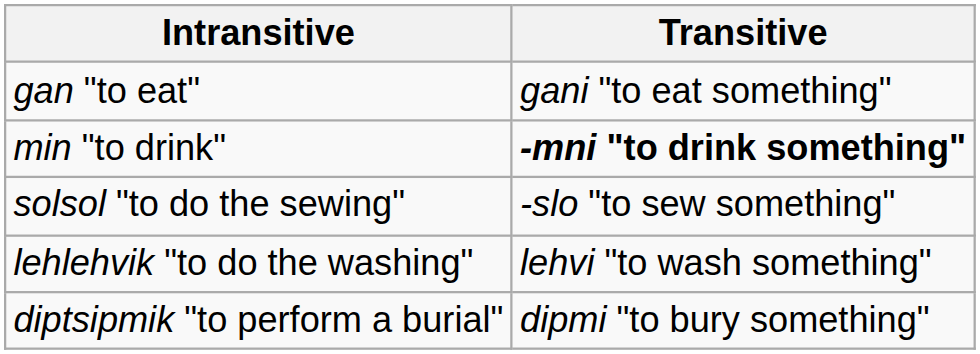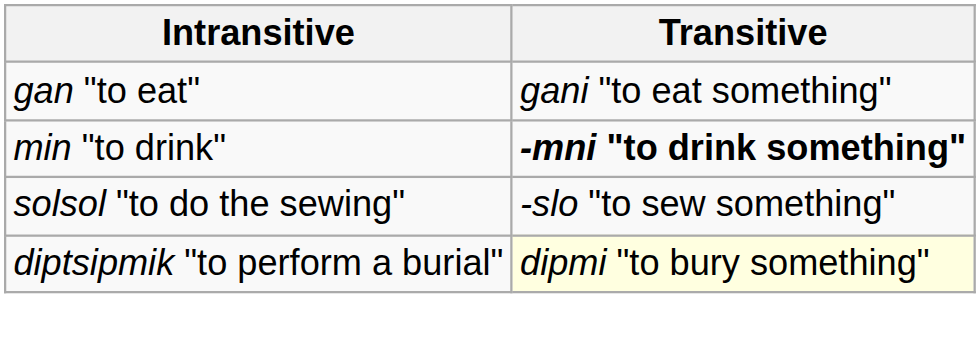- row: (243, 262)
(725, 319) no background -> (725, 262) lightyellow background
